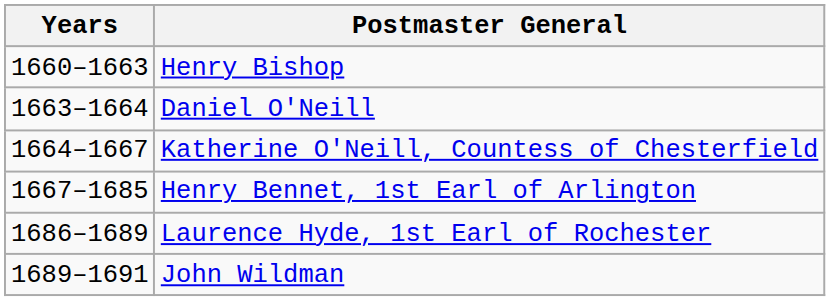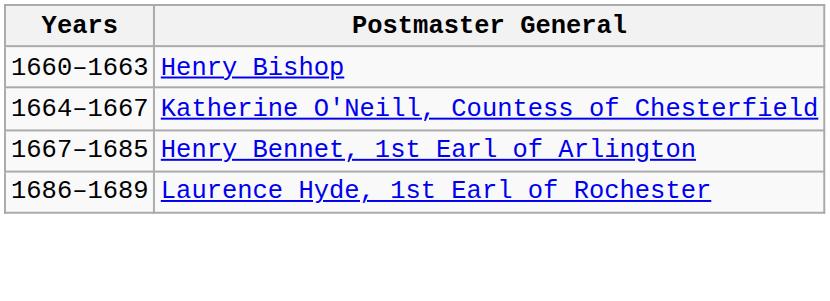- row: (268, 109)
- row: (253, 275)
